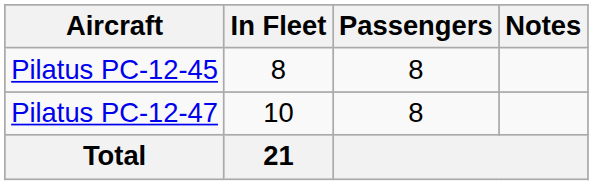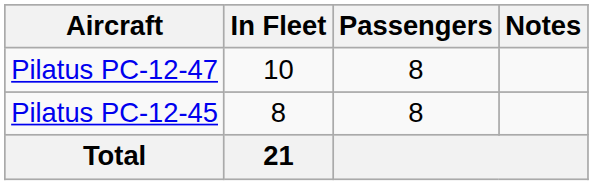rows swapped: (115, 69) <-> (115, 112)
